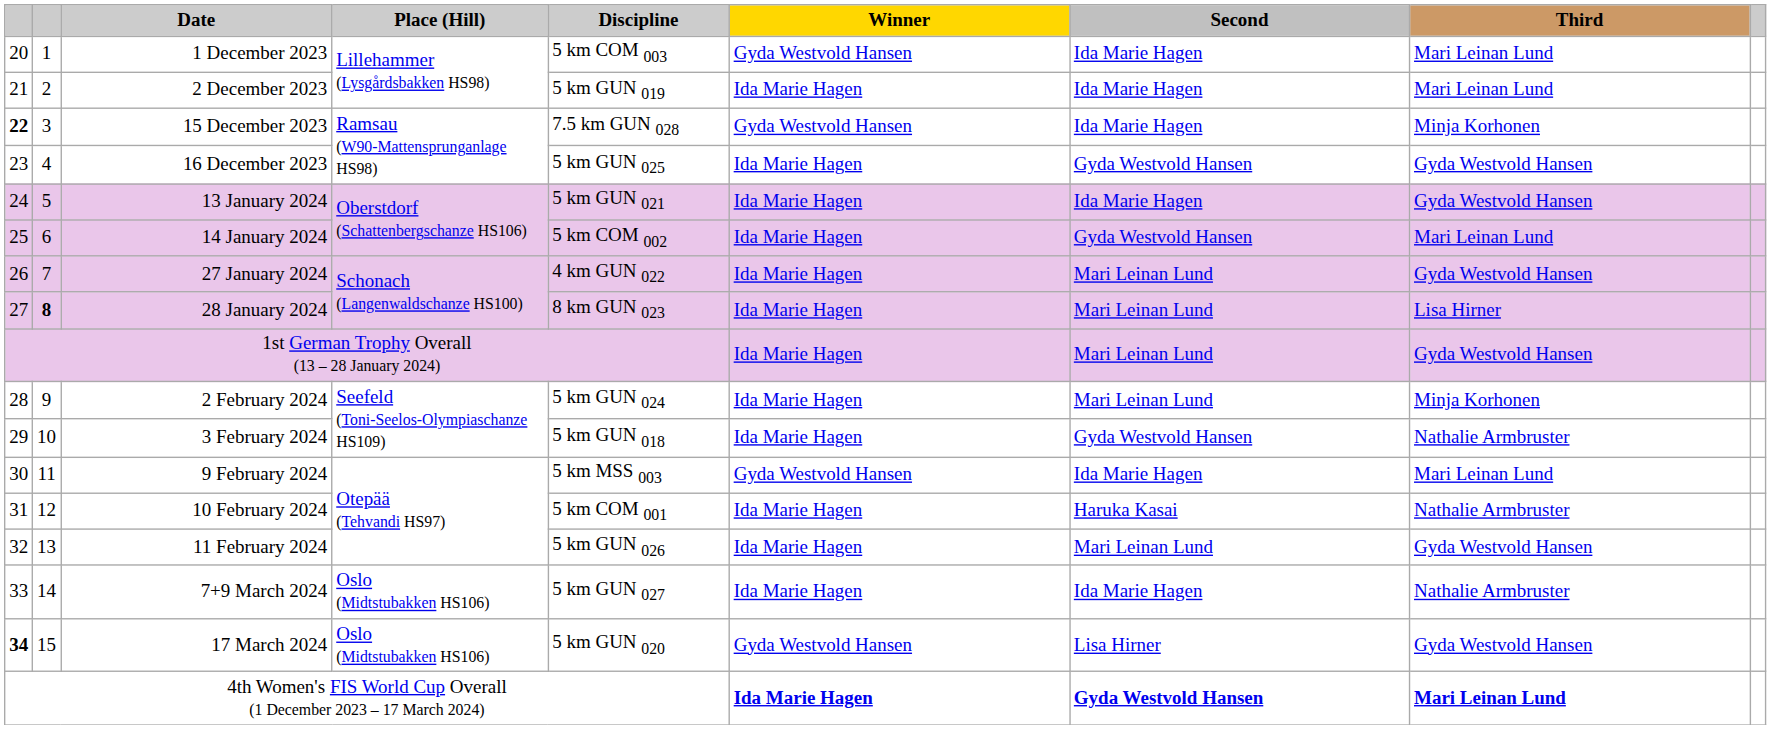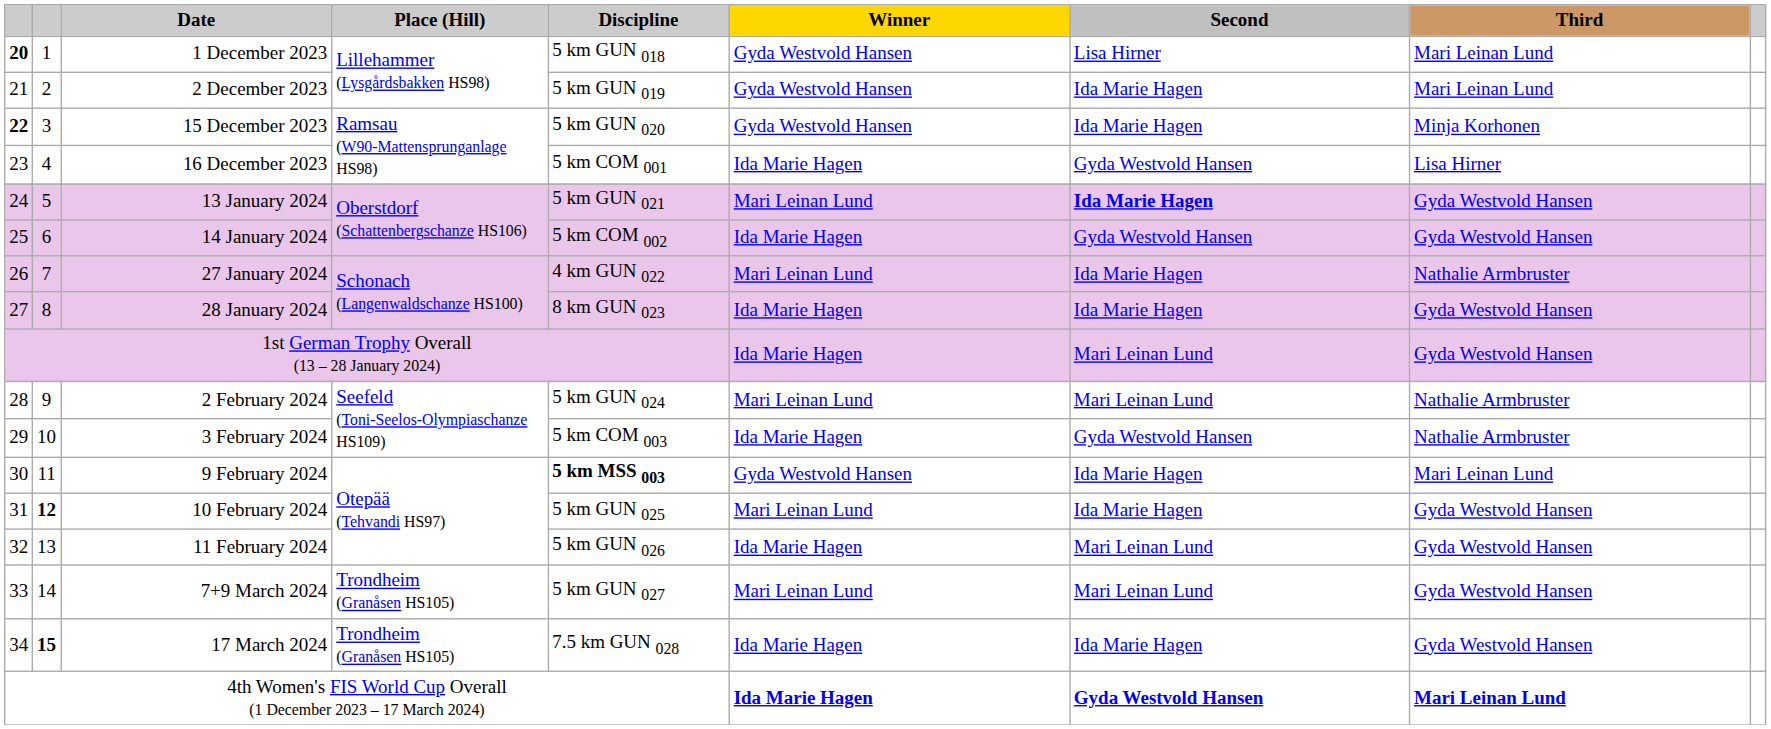(19, 53) normal -> (19, 53) bold
(610, 52) 5 km COM 003 -> (609, 52) 5 km GUN 018
(1138, 53) Ida Marie Hagen -> (1117, 53) Lisa Hirner
(798, 89) Ida Marie Hagen -> (823, 89) Gyda Westvold Hansen
(616, 125) 7.5 km GUN 028 -> (609, 125) 5 km GUN 020
(609, 163) 5 km GUN 025 -> (610, 163) 5 km COM 001
(1503, 164) Gyda Westvold Hansen -> (1457, 164) Lisa Hirner
(798, 201) Ida Marie Hagen -> (803, 201) Mari Leinan Lund
(1138, 201) normal -> (1143, 201) bold
(1484, 237) Mari Leinan Lund -> (1503, 237) Gyda Westvold Hansen
(798, 273) Ida Marie Hagen -> (803, 273) Mari Leinan Lund
(1143, 273) Mari Leinan Lund -> (1138, 273) Ida Marie Hagen
(1503, 273) Gyda Westvold Hansen -> (1492, 273) Nathalie Armbruster
(47, 309) bold -> (47, 309) normal
(1143, 309) Mari Leinan Lund -> (1138, 309) Ida Marie Hagen
(1457, 309) Lisa Hirner -> (1503, 309) Gyda Westvold Hansen
(798, 399) Ida Marie Hagen -> (803, 399) Mari Leinan Lund
(1477, 399) Minja Korhonen -> (1492, 399) Nathalie Armbruster
(609, 436) 5 km GUN 018 -> (610, 436) 5 km COM 003
(607, 473) normal -> (609, 473) bold
(47, 510) normal -> (47, 510) bold
(610, 509) 5 km COM 001 -> (609, 509) 5 km GUN 025
(798, 510) Ida Marie Hagen -> (803, 510) Mari Leinan Lund
(1126, 510) Haruka Kasai -> (1138, 510) Ida Marie Hagen
(1492, 510) Nathalie Armbruster -> (1503, 510) Gyda Westvold Hansen
(413, 590) Oslo (Midtstubakken HS106) -> (395, 590) Trondheim (Granåsen HS105)
(798, 591) Ida Marie Hagen -> (803, 591) Mari Leinan Lund
(1138, 591) Ida Marie Hagen -> (1143, 591) Mari Leinan Lund
(1492, 591) Nathalie Armbruster -> (1503, 591) Gyda Westvold Hansen
(19, 644) bold -> (19, 644) normal
(47, 644) normal -> (47, 644) bold
(413, 643) Oslo (Midtstubakken HS106) -> (395, 643) Trondheim (Granåsen HS105)
(609, 643) 5 km GUN 020 -> (616, 643) 7.5 km GUN 028
(823, 644) Gyda Westvold Hansen -> (798, 644) Ida Marie Hagen
(1117, 644) Lisa Hirner -> (1138, 644) Ida Marie Hagen
